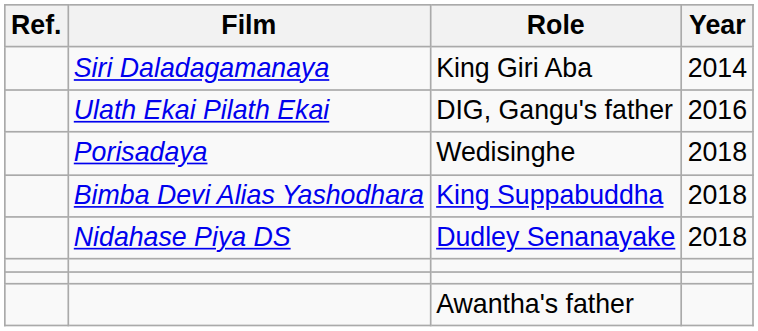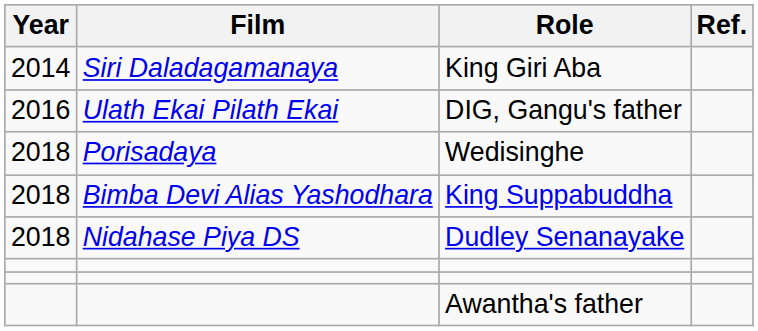columns swapped: (717, 25) <-> (36, 25)
